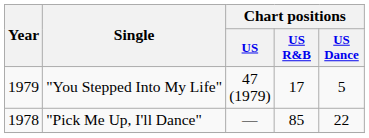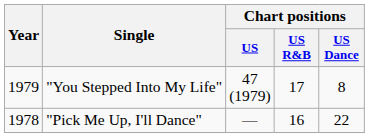(342, 87) 5 -> (342, 87) 8
(297, 120) 85 -> (297, 120) 16
